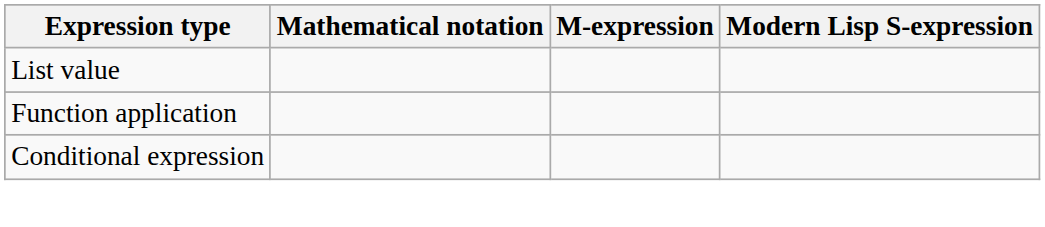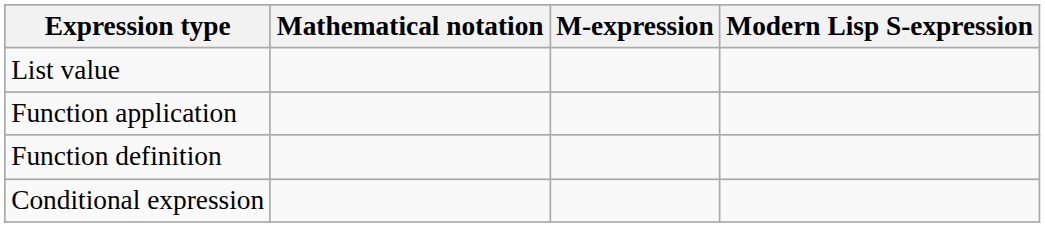+ row: (116, 156)
